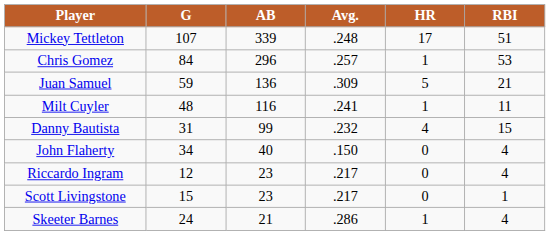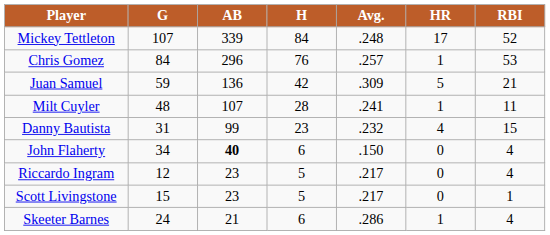+ column: (302, 15)
(505, 38) 51 -> (510, 38) 52
(266, 106) 116 -> (232, 106) 107
(266, 151) normal -> (232, 151) bold
